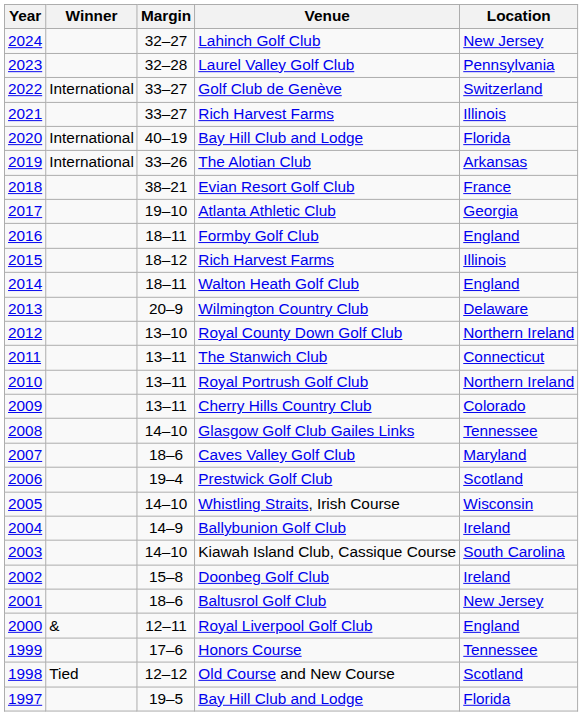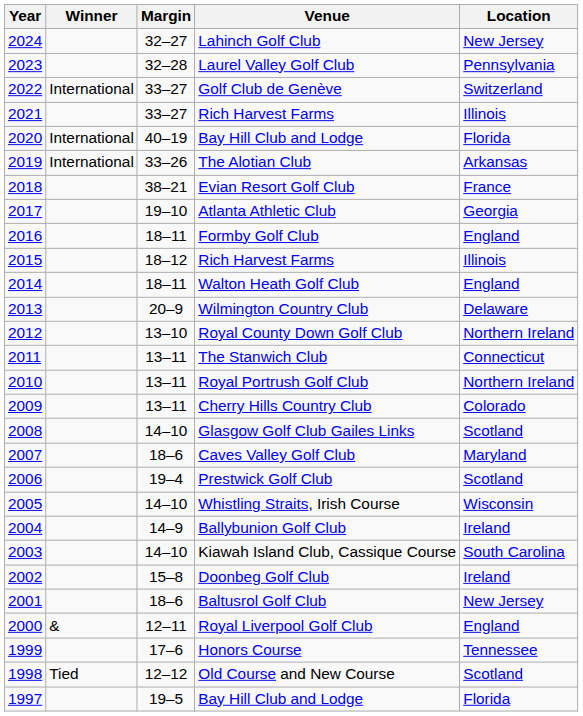(500, 430) Tennessee -> (493, 430) Scotland
